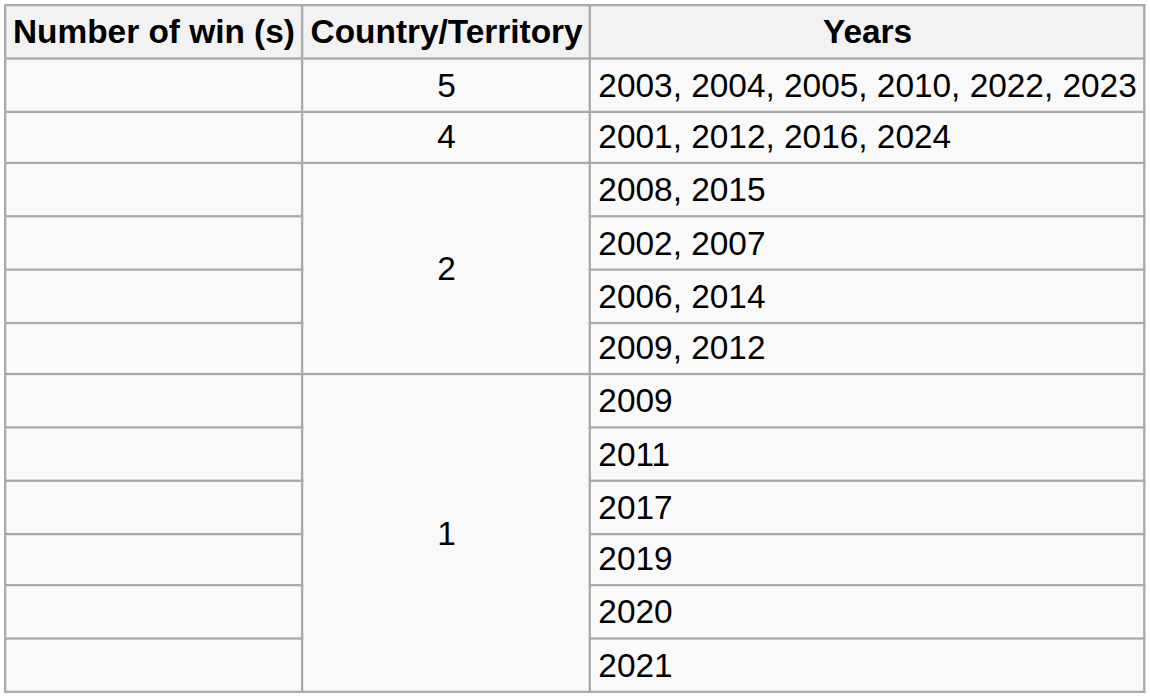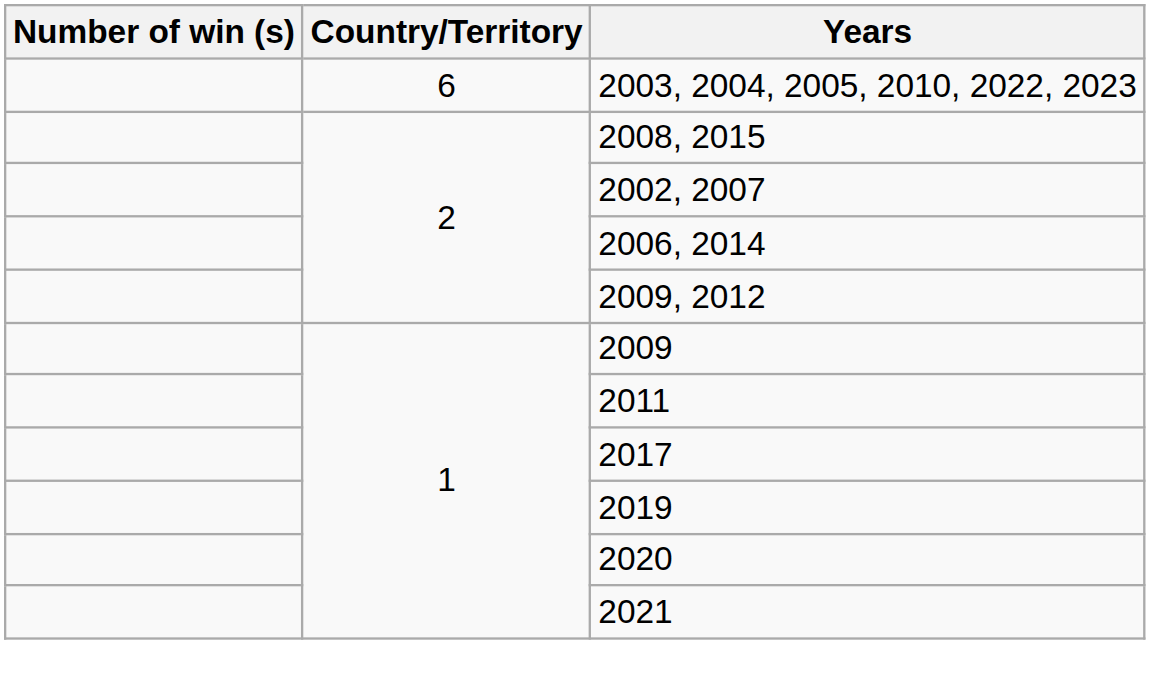(447, 85) 5 -> (447, 85) 6
- row: (775, 138)
